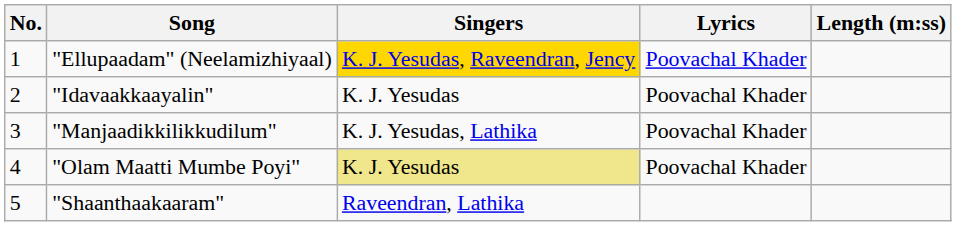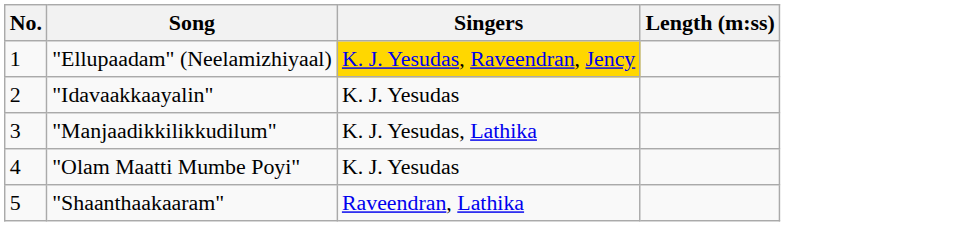- column: (726, 22)
(401, 167) khaki background -> (401, 167) no background
